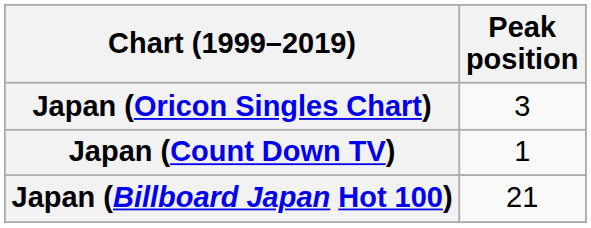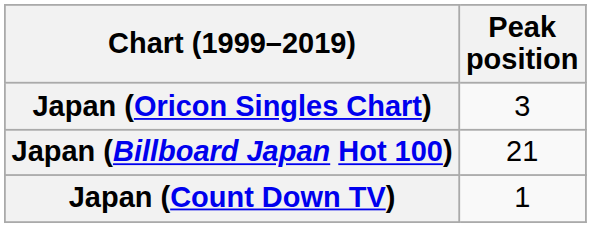rows swapped: (232, 151) <-> (232, 197)
